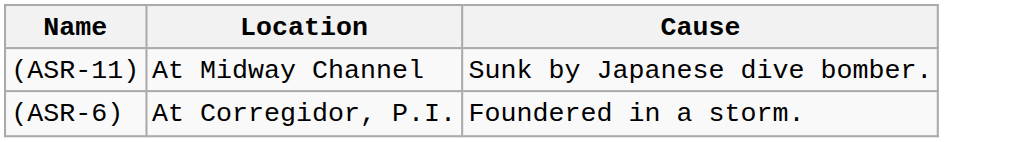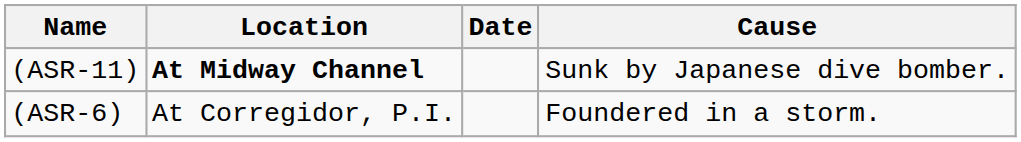+ column: (501, 27)
(288, 70) normal -> (288, 70) bold
